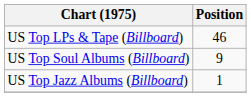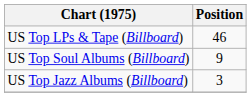(219, 80) 1 -> (219, 80) 3
